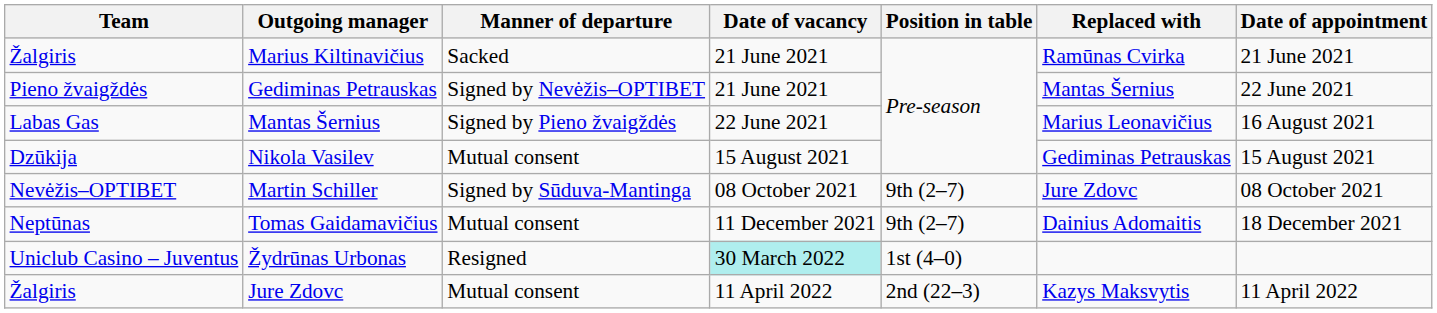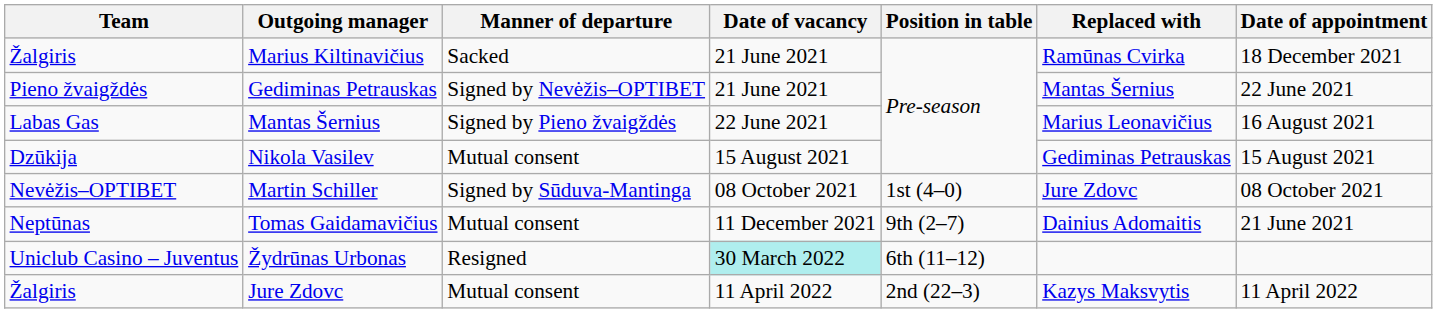(1297, 55) 21 June 2021 -> (1322, 55) 18 December 2021
(925, 190) 9th (2–7) -> (924, 190) 1st (4–0)
(1322, 223) 18 December 2021 -> (1297, 223) 21 June 2021
(924, 257) 1st (4–0) -> (935, 257) 6th (11–12)
